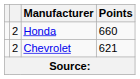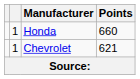(15, 31) 2 -> (15, 31) 1
(15, 48) 2 -> (15, 48) 1
